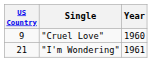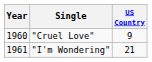columns swapped: (134, 16) <-> (22, 17)
